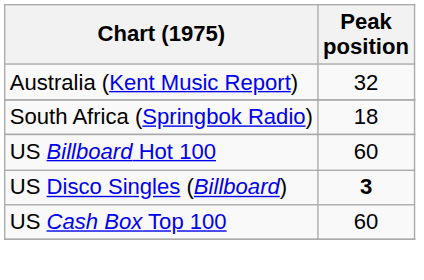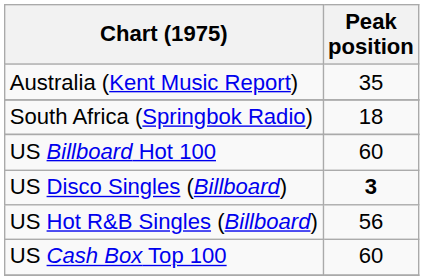(366, 81) 32 -> (371, 81) 35
+ row: (164, 221)
